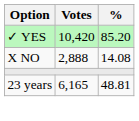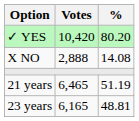(116, 36) 85.20 -> (116, 36) 80.20
+ row: (30, 85)
